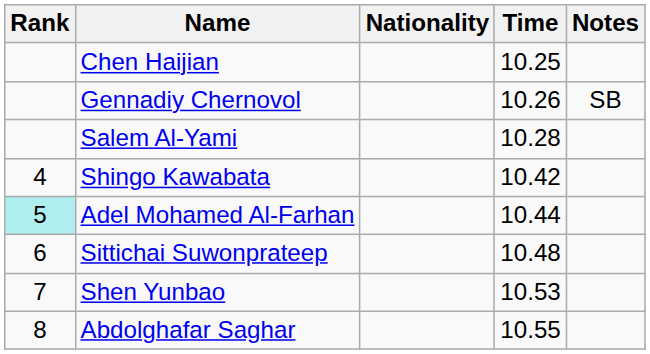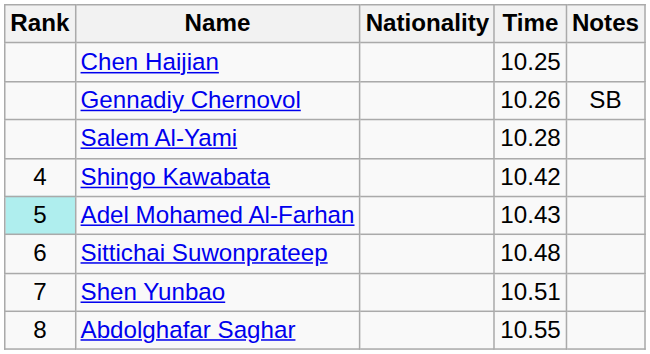(531, 215) 10.44 -> (531, 215) 10.43
(531, 291) 10.53 -> (531, 291) 10.51
